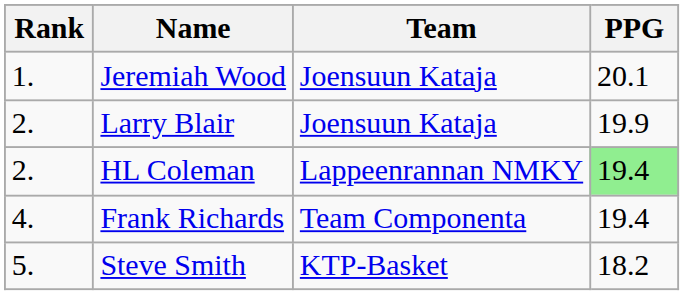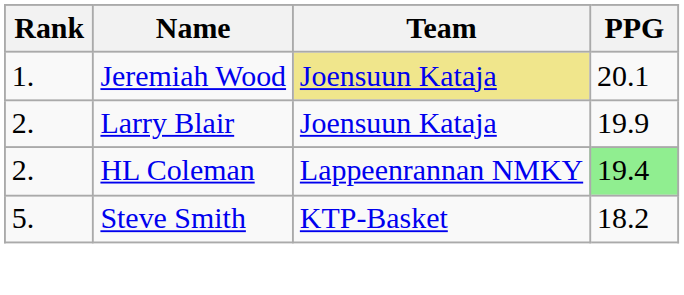(398, 75) no background -> (398, 75) khaki background
- row: (192, 218)
